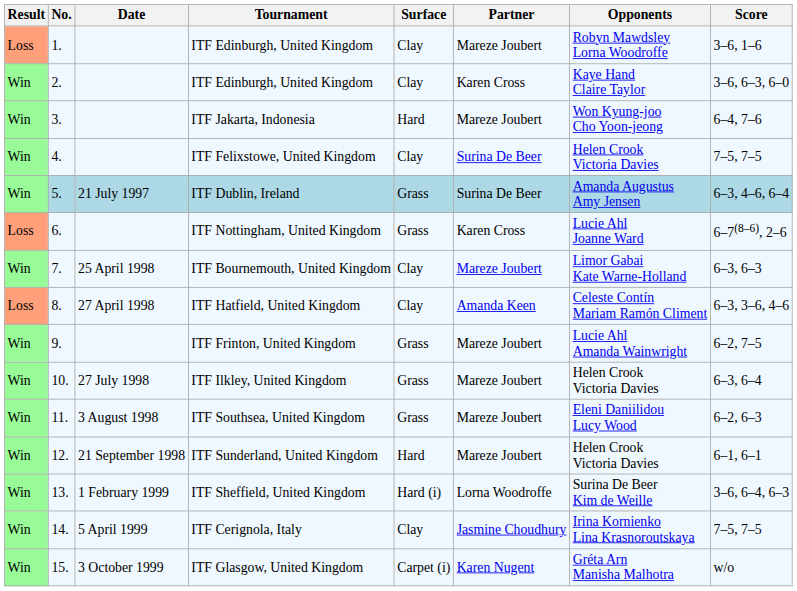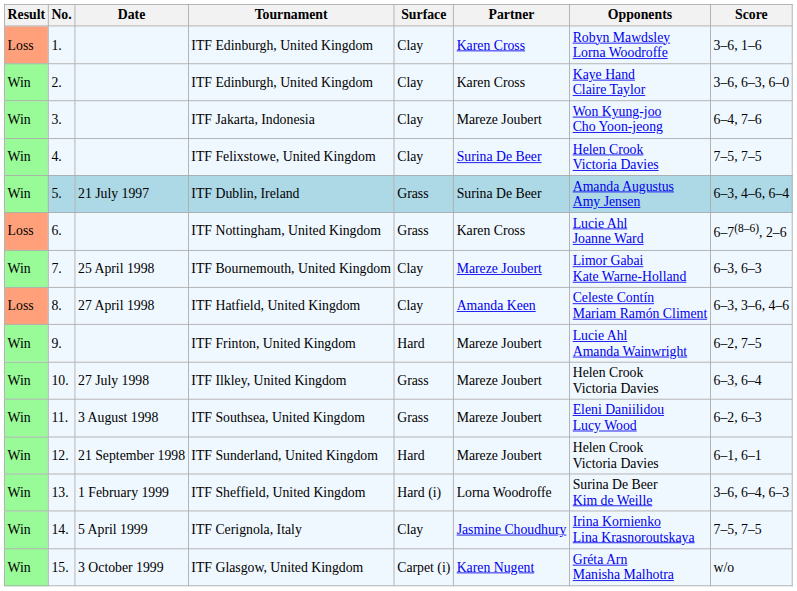(499, 44) Mareze Joubert -> (491, 44) Karen Cross
(411, 119) Hard -> (410, 119) Clay
(413, 343) Grass -> (411, 343) Hard
